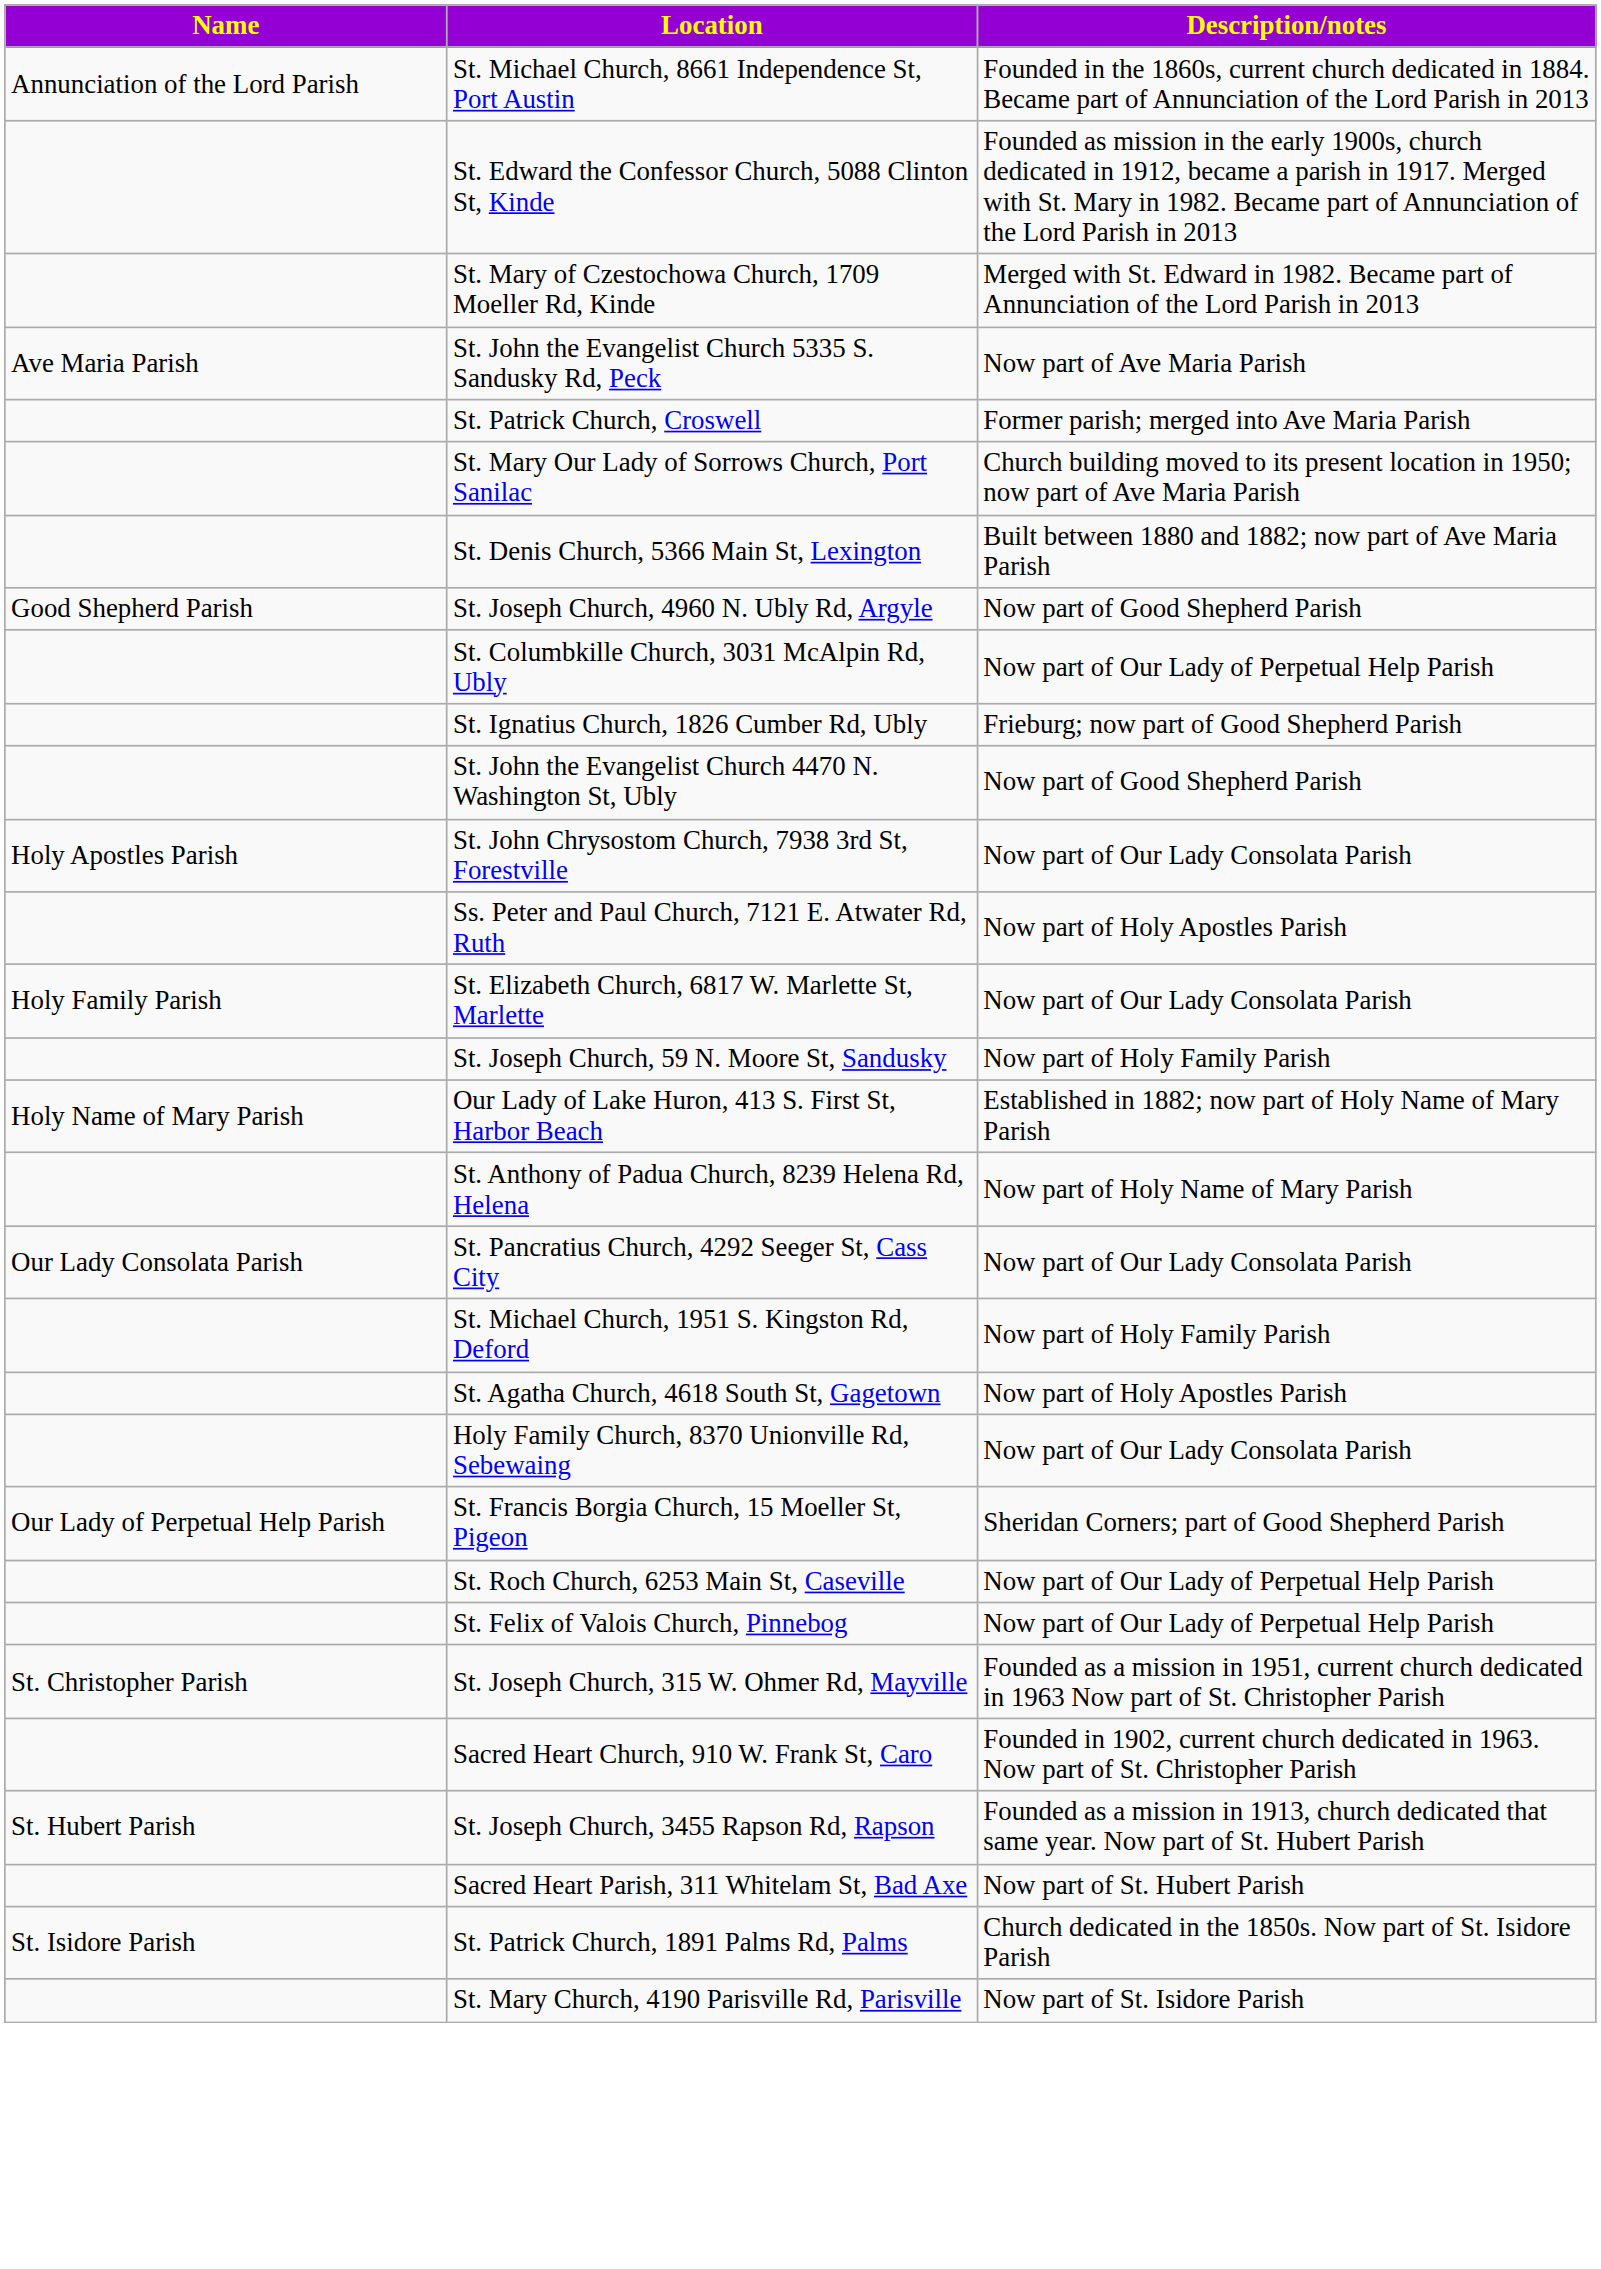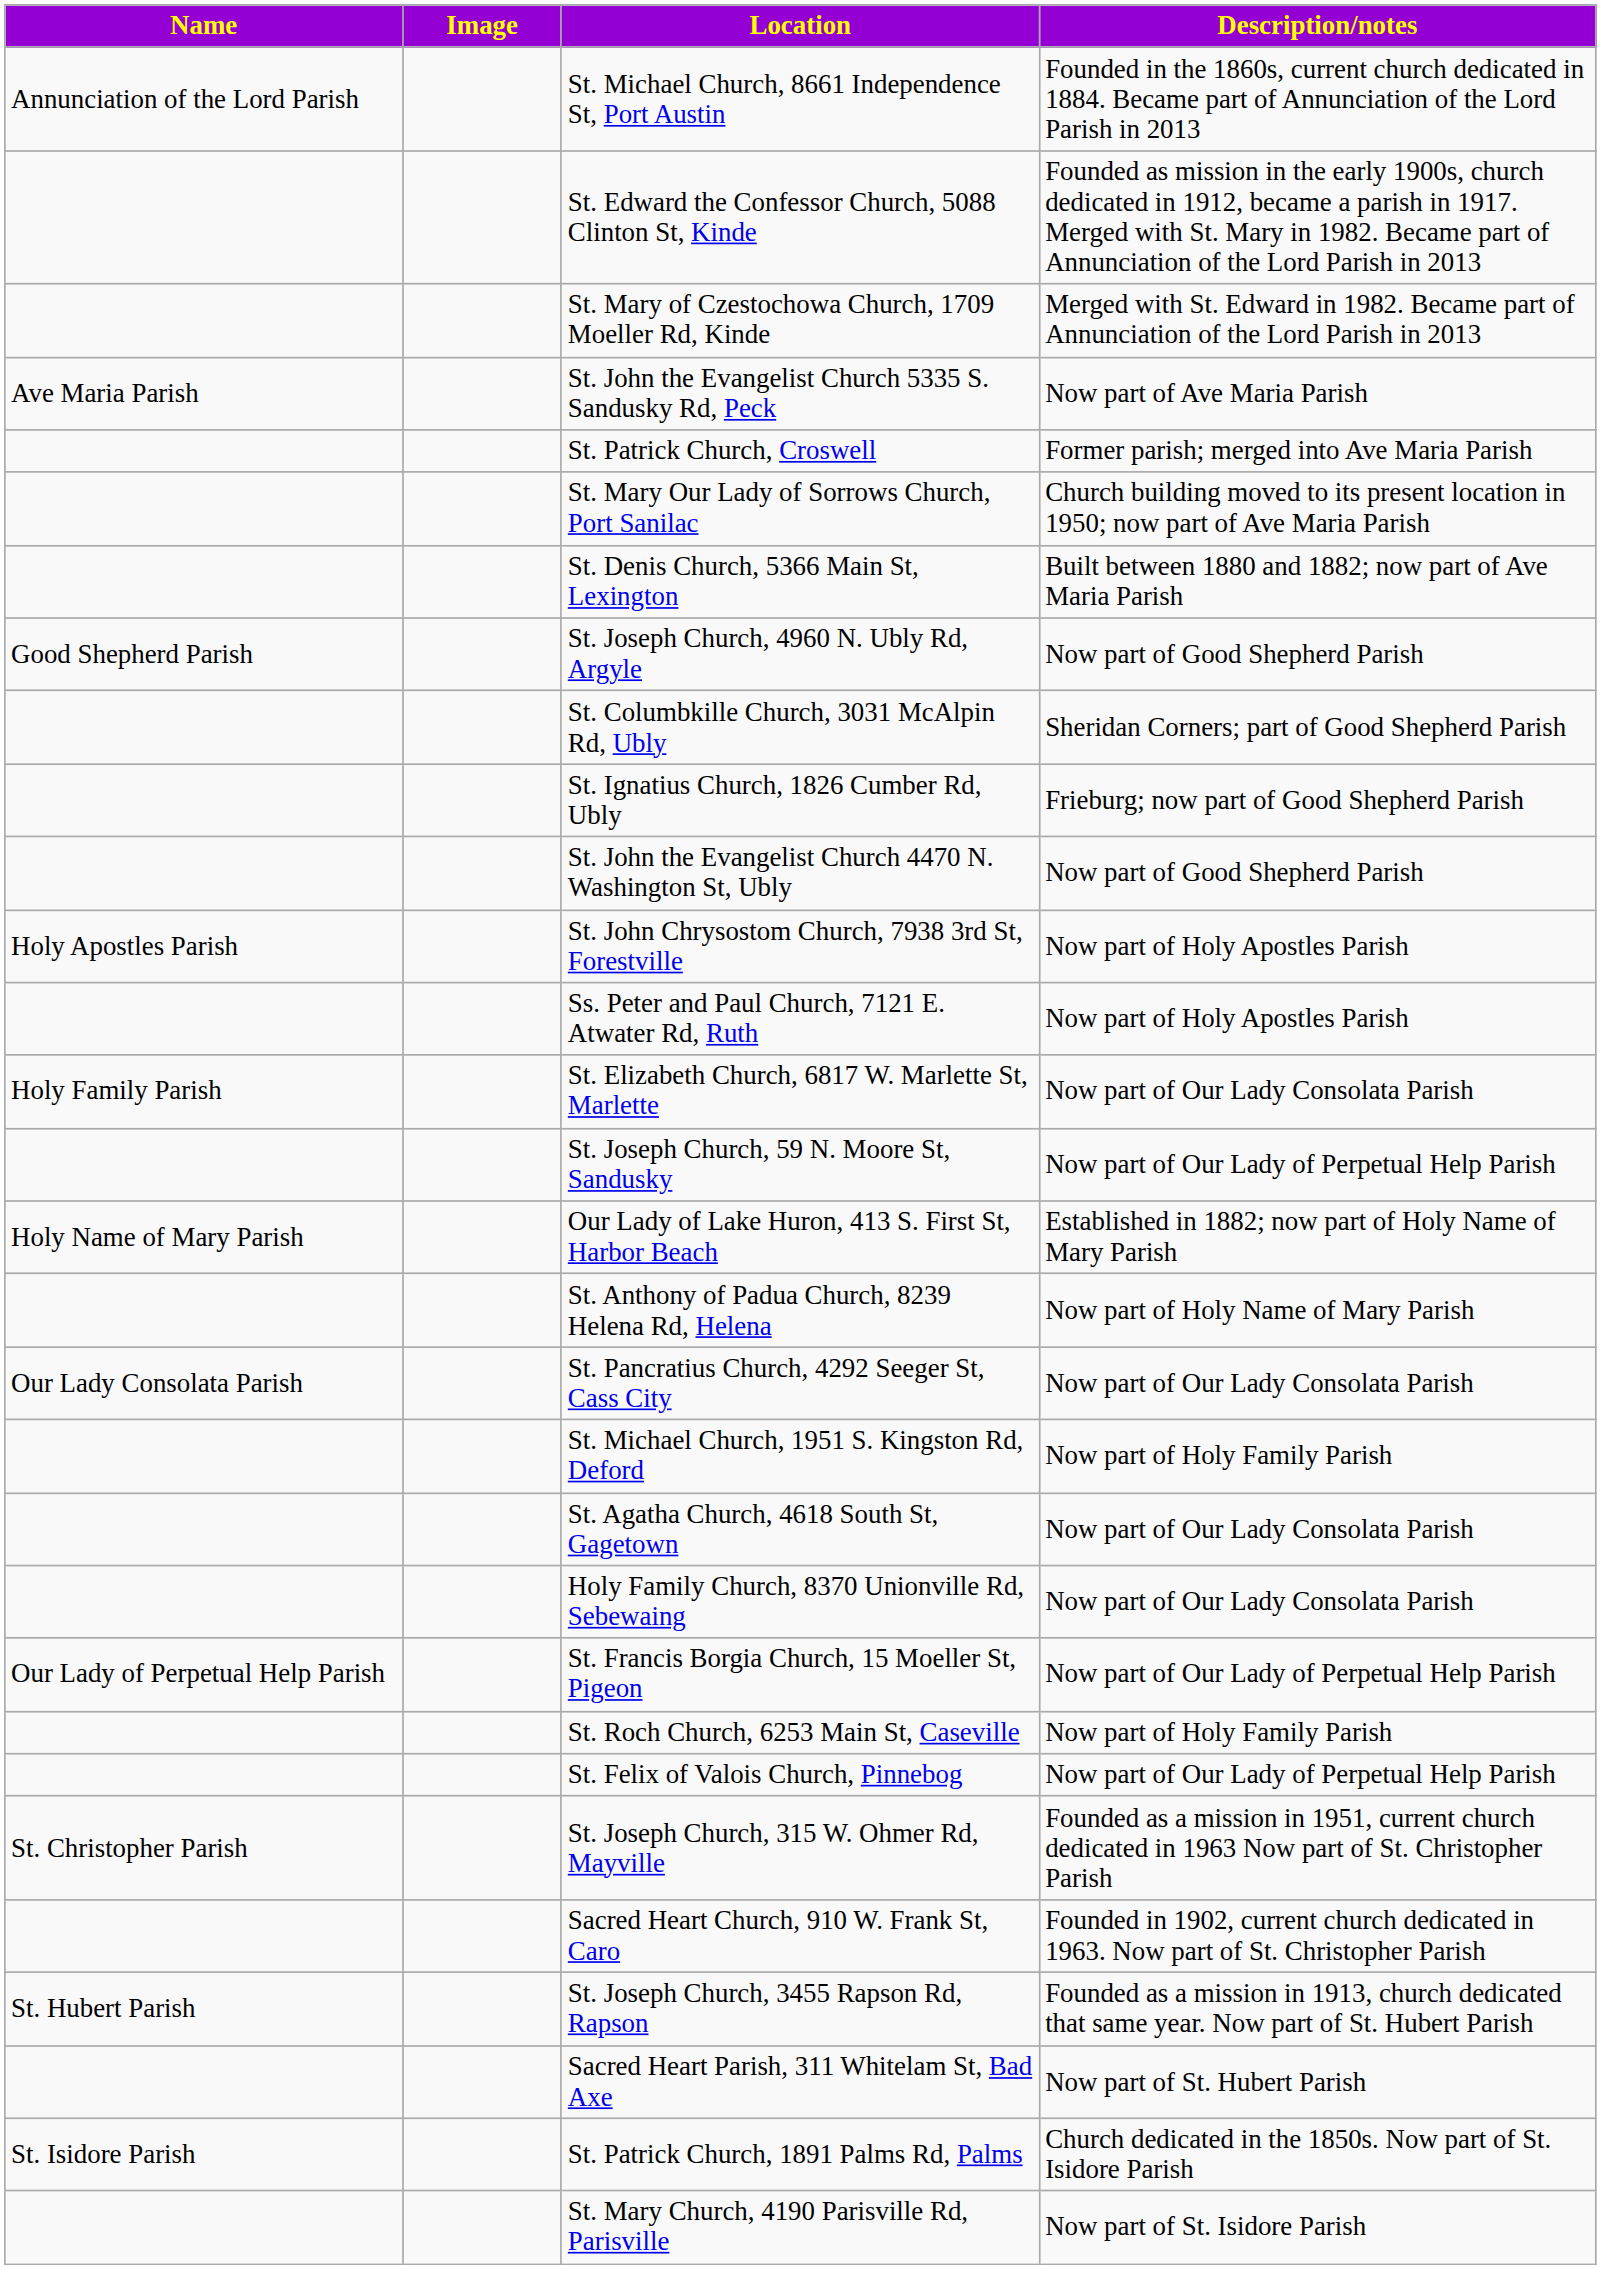+ column: (482, 25)
(1239, 666) Now part of Our Lady of Perpetual Help Parish -> (1306, 727) Sheridan Corners; part of Good Shepherd Parish
(1198, 854) Now part of Our Lady Consolata Parish -> (1227, 945) Now part of Holy Apostles Parish
(1157, 1058) Now part of Holy Family Parish -> (1300, 1164) Now part of Our Lady of Perpetual Help Parish
(1165, 1392) Now part of Holy Apostles Parish -> (1259, 1528) Now part of Our Lady Consolata Parish
(1244, 1523) Sheridan Corners; part of Good Shepherd Parish -> (1300, 1674) Now part of Our Lady of Perpetual Help Parish
(1239, 1580) Now part of Our Lady of Perpetual Help Parish -> (1219, 1732) Now part of Holy Family Parish
